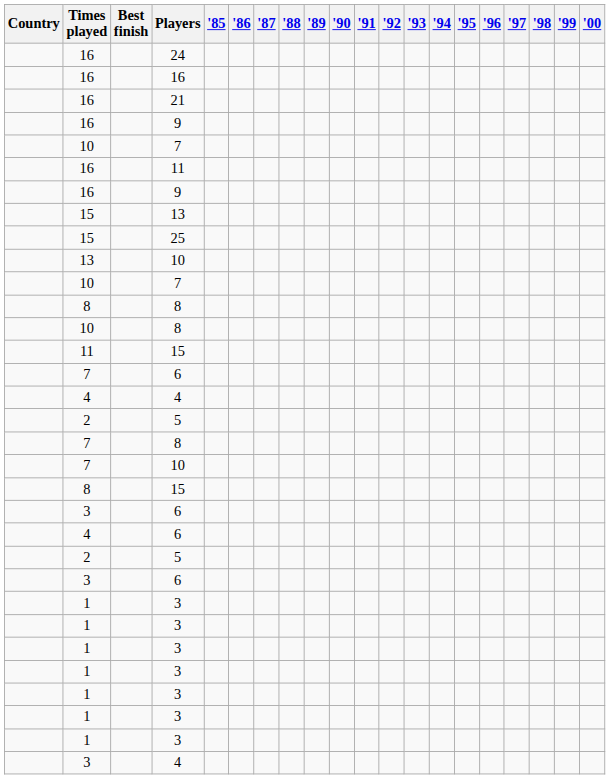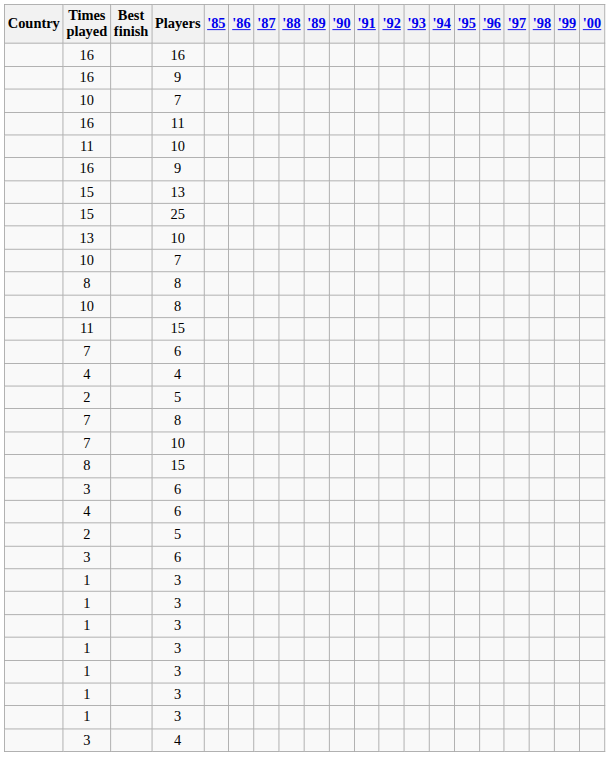- row: (87, 54)
- row: (87, 100)
+ row: (87, 146)
